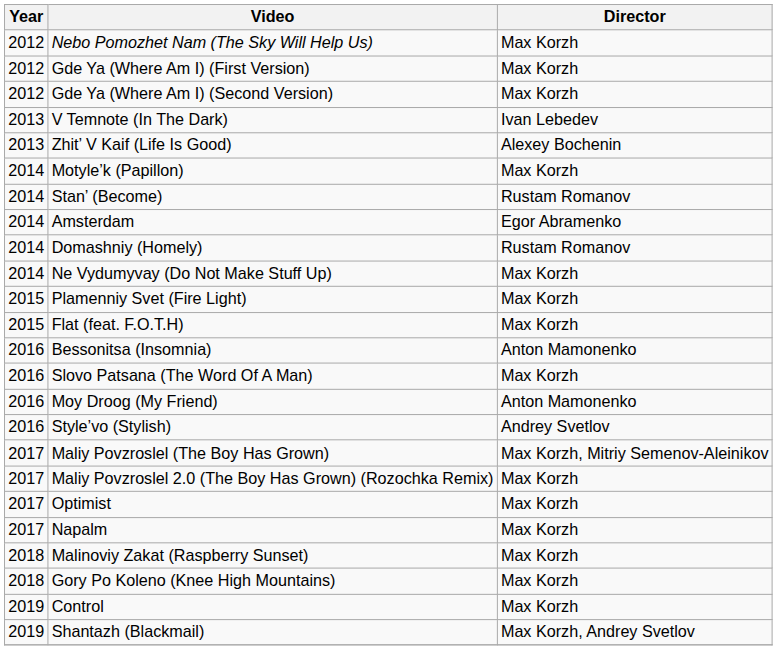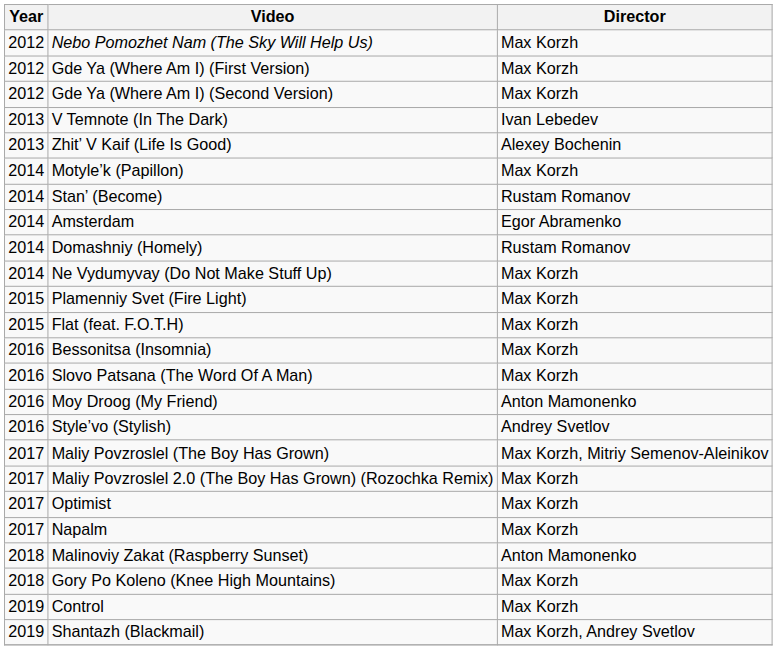(569, 350) Anton Mamonenko -> (540, 350) Max Korzh
(540, 555) Max Korzh -> (569, 555) Anton Mamonenko
